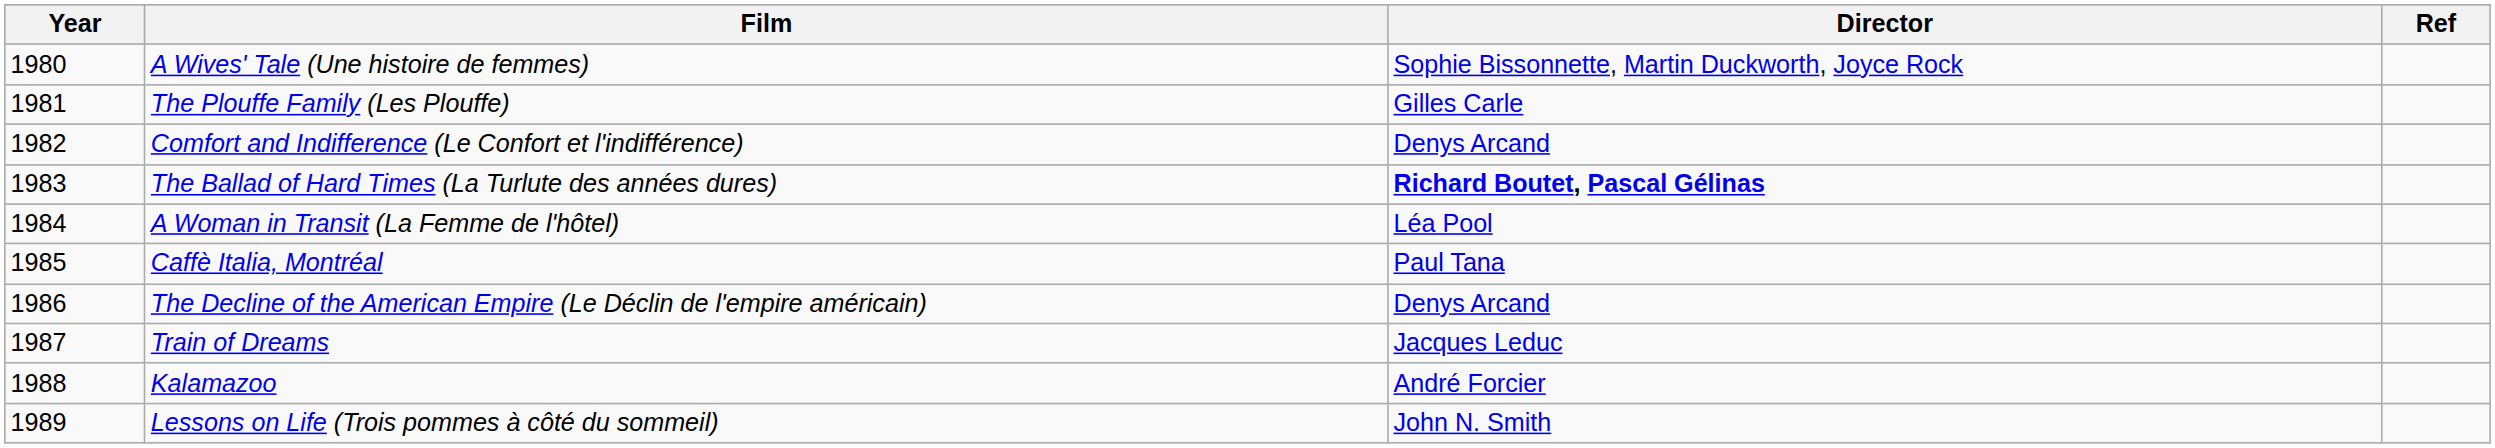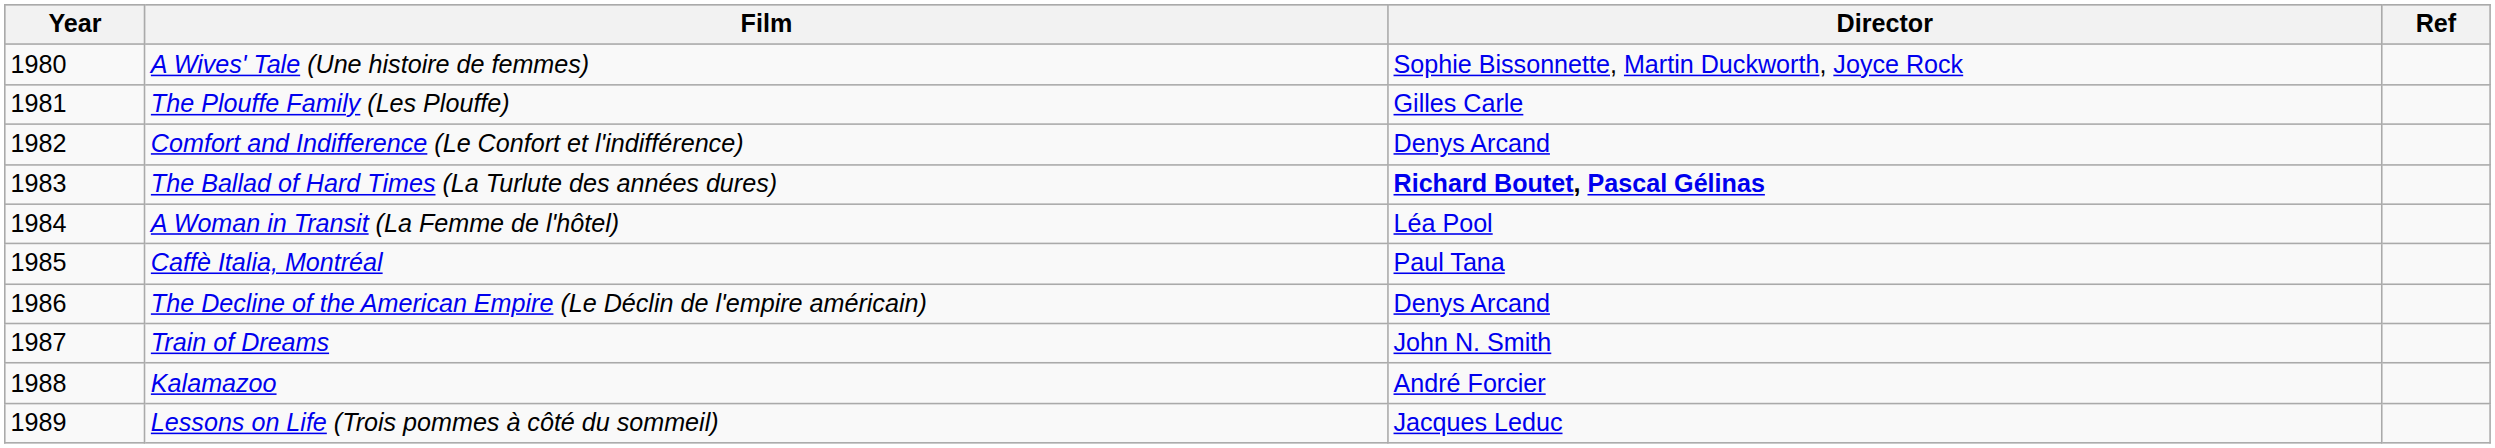(1478, 343) Jacques Leduc -> (1472, 343) John N. Smith
(1472, 422) John N. Smith -> (1478, 422) Jacques Leduc
